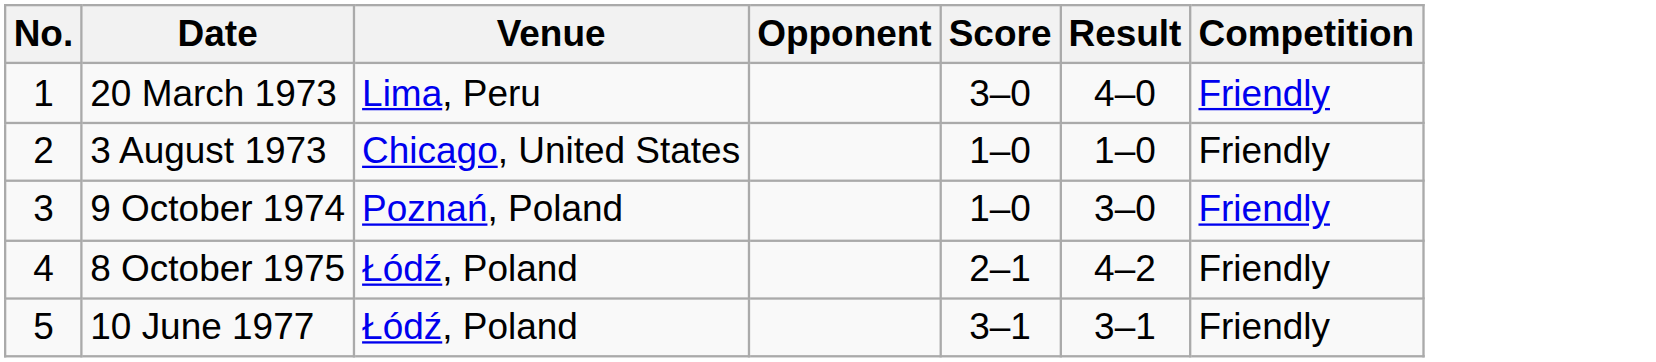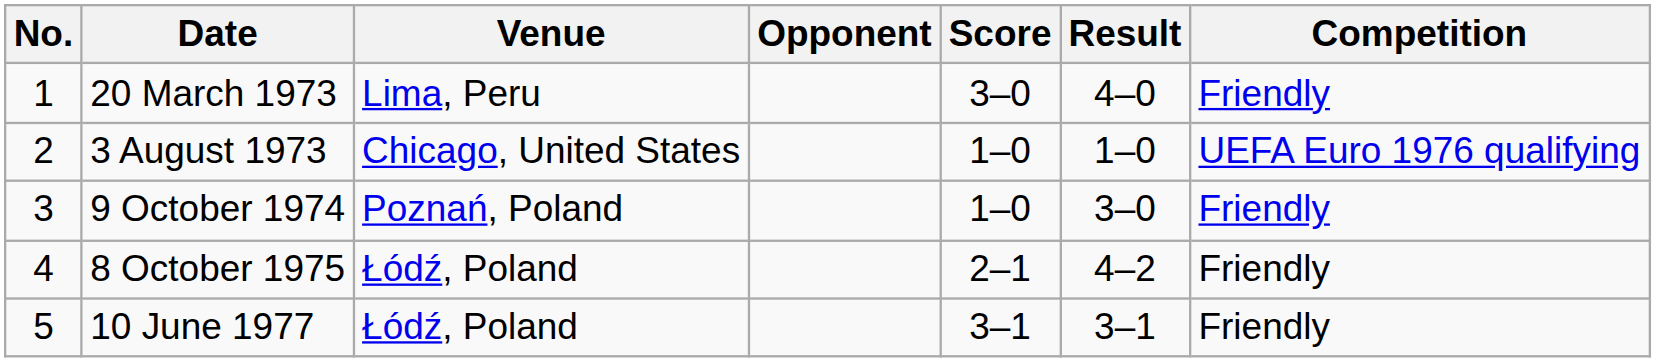(1264, 151) Friendly -> (1419, 151) UEFA Euro 1976 qualifying
